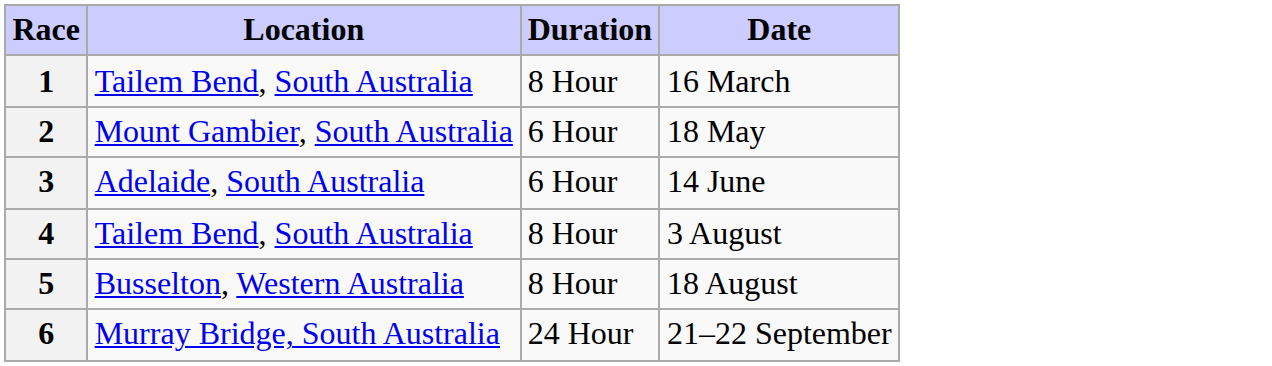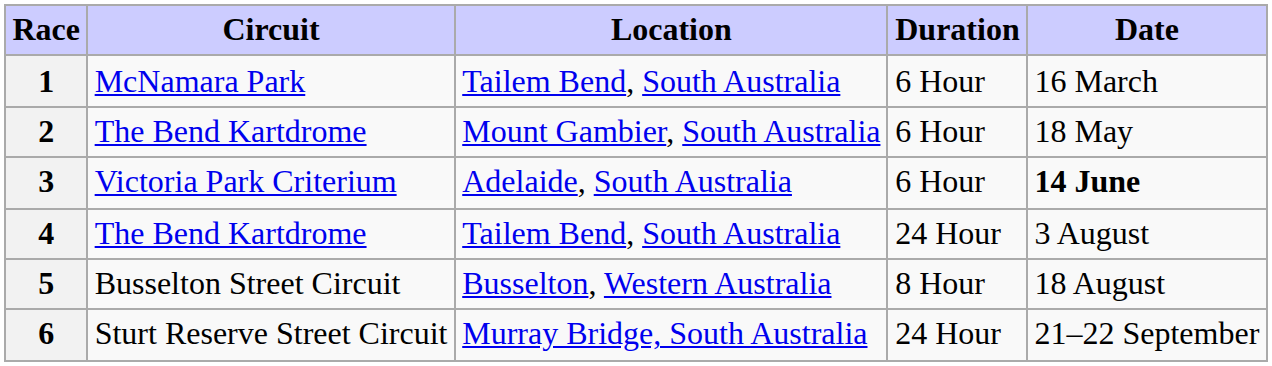+ column: (271, 29)
(573, 80) 8 Hour -> (940, 80) 6 Hour
(716, 182) normal -> (1087, 182) bold
(573, 232) 8 Hour -> (948, 232) 24 Hour
